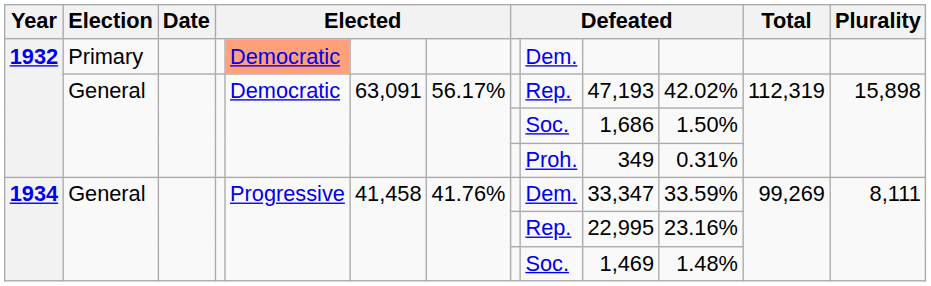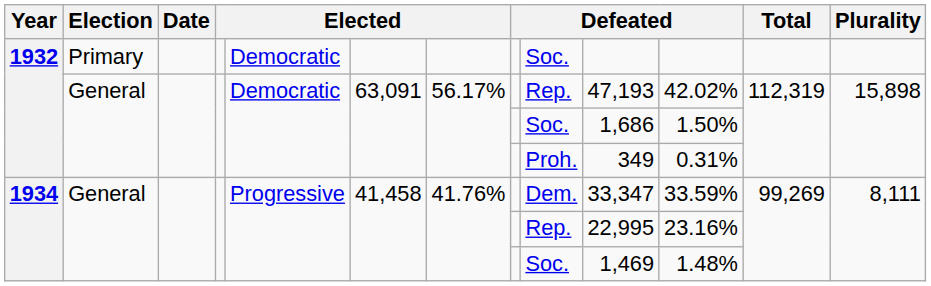(285, 56) lightsalmon background -> (285, 56) no background
(551, 56) Dem. -> (547, 56) Soc.
